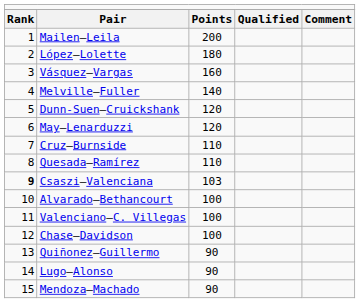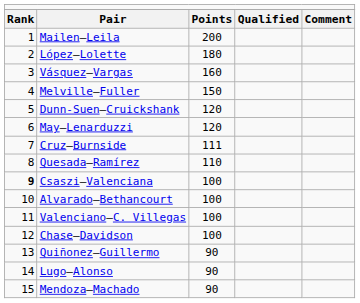(212, 91) 140 -> (212, 91) 150
(212, 145) 110 -> (212, 145) 111
(212, 181) 103 -> (212, 181) 100
